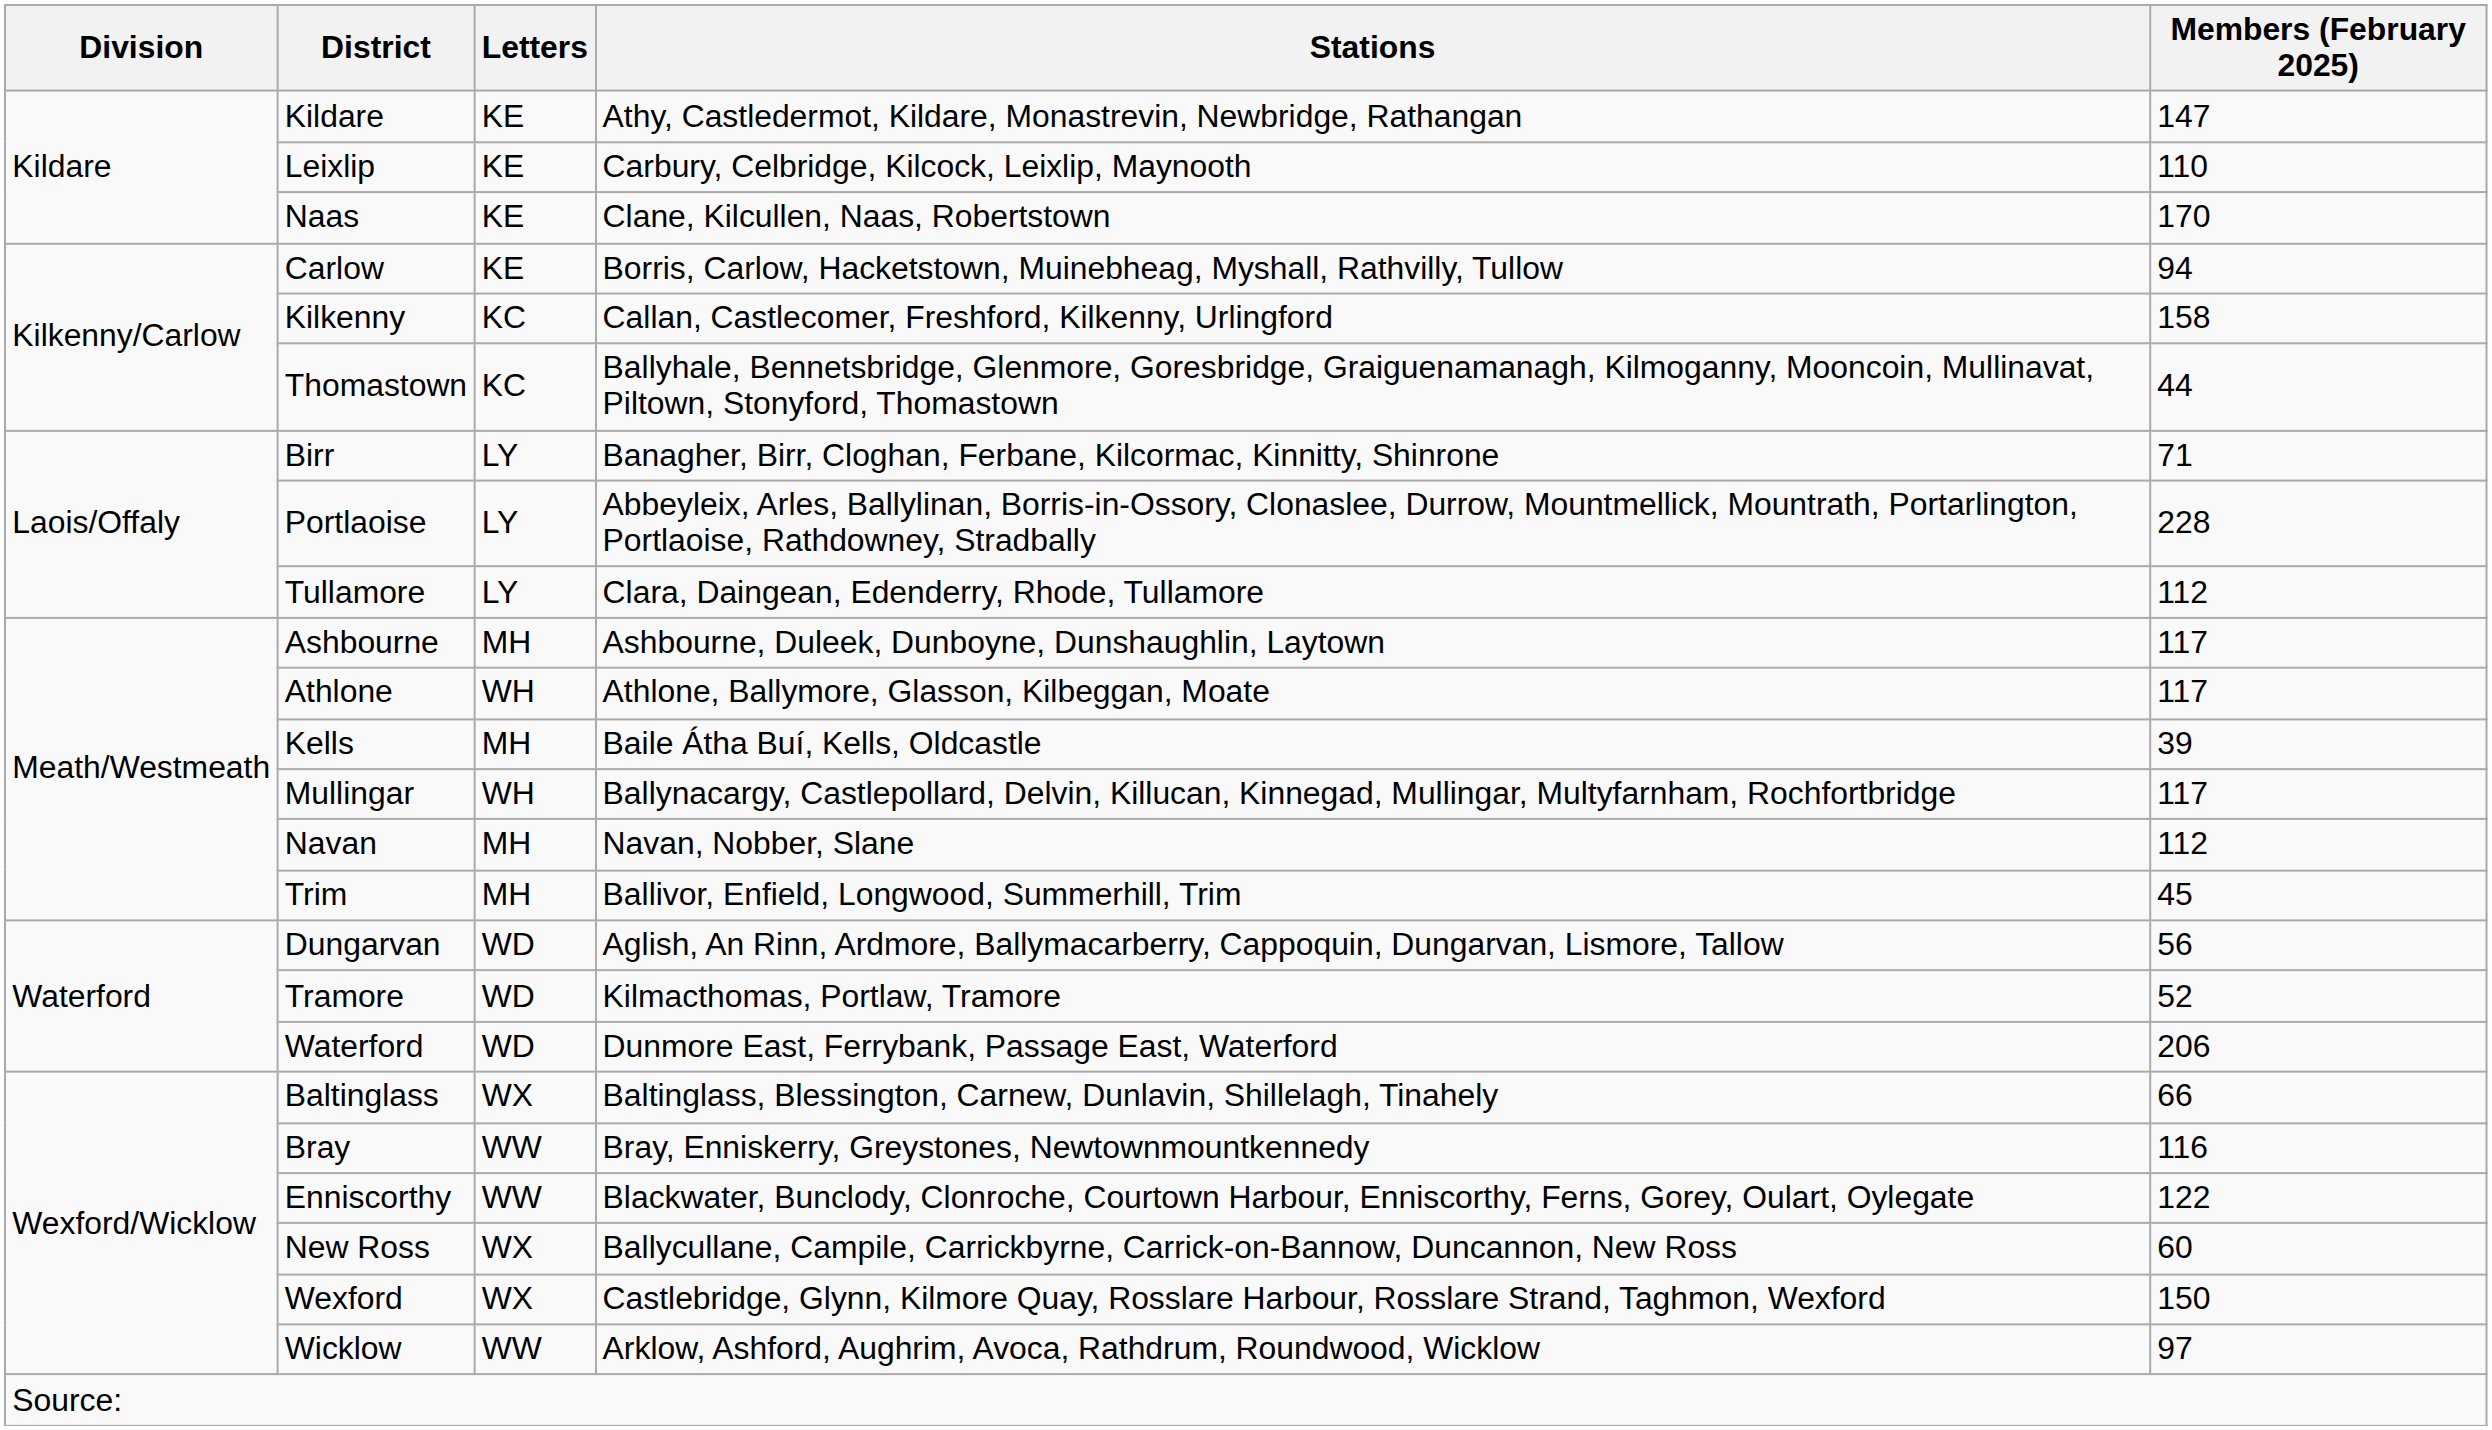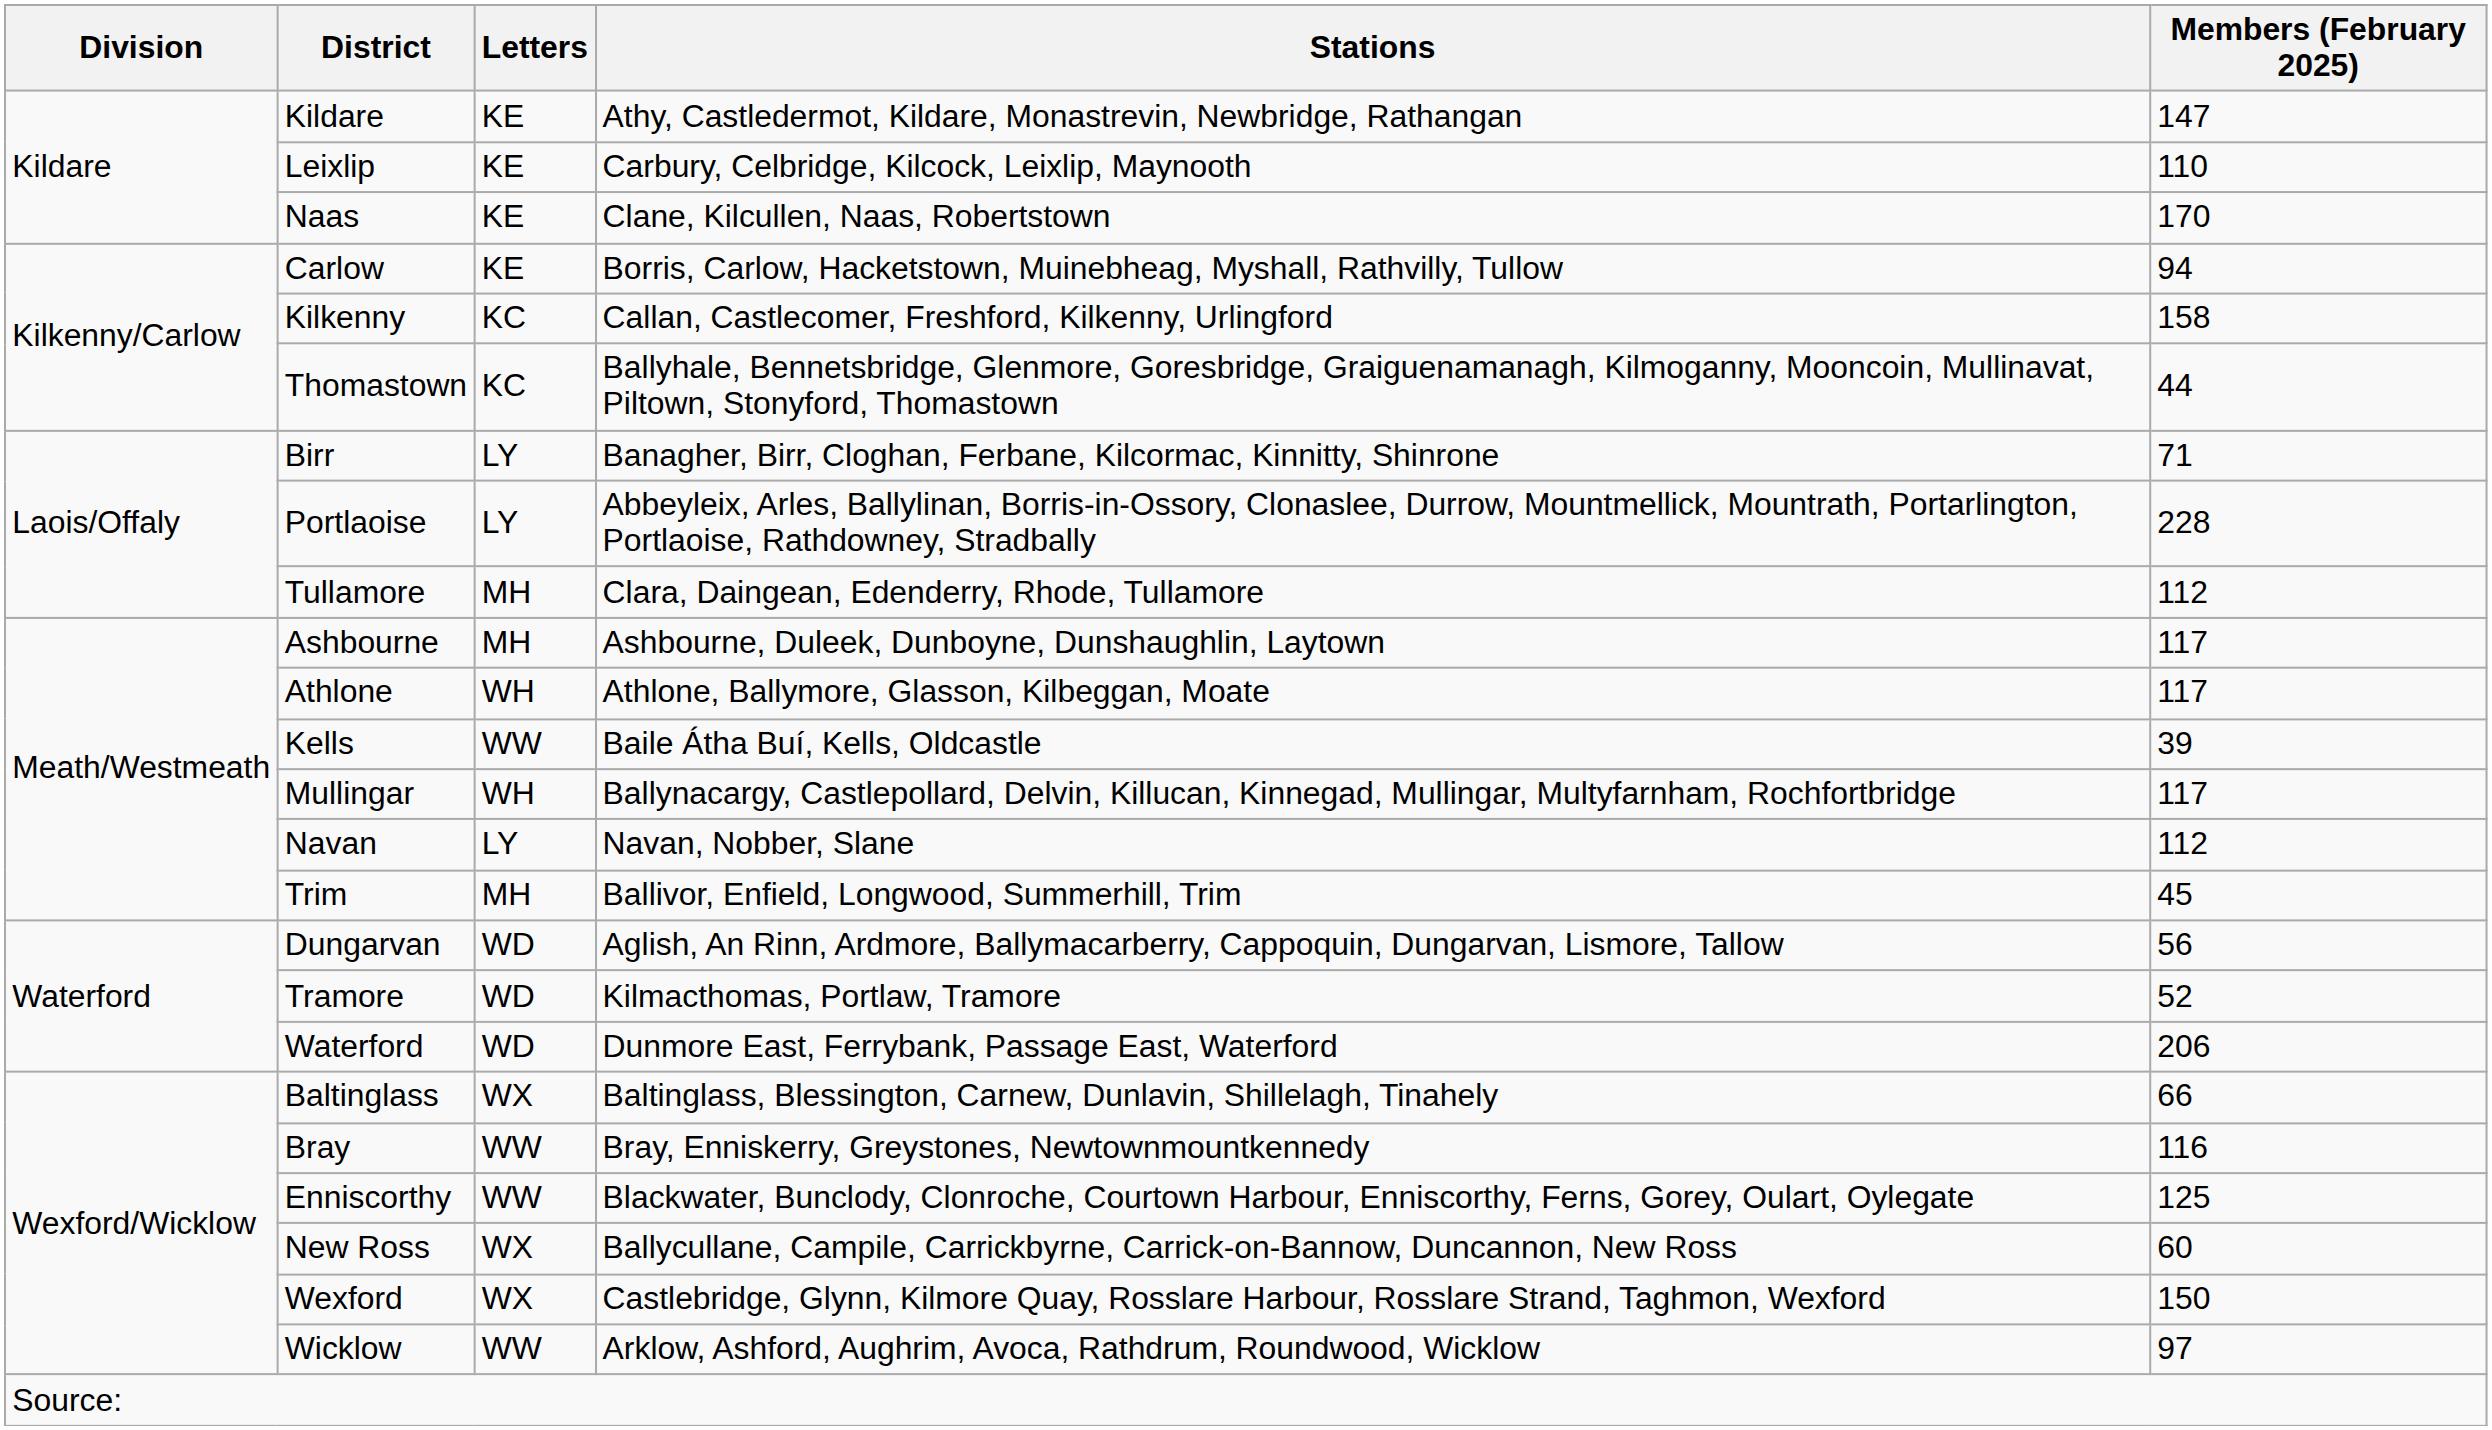(500, 591) LY -> (507, 591) MH
(507, 743) MH -> (512, 743) WW
(507, 844) MH -> (500, 844) LY
(2184, 1197) 122 -> (2184, 1197) 125
